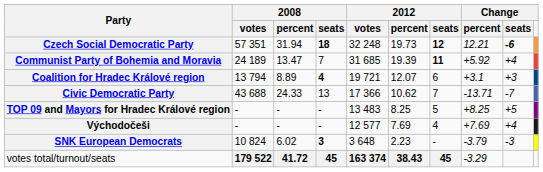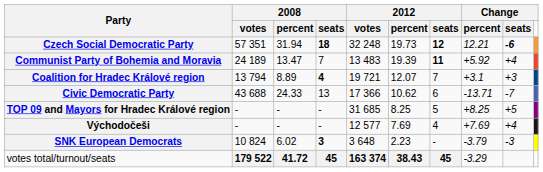(365, 61) 31 685 -> (365, 61) 13 483
(435, 77) 6 -> (435, 77) 7
(435, 93) 7 -> (435, 93) 6
(365, 110) 13 483 -> (365, 110) 31 685
